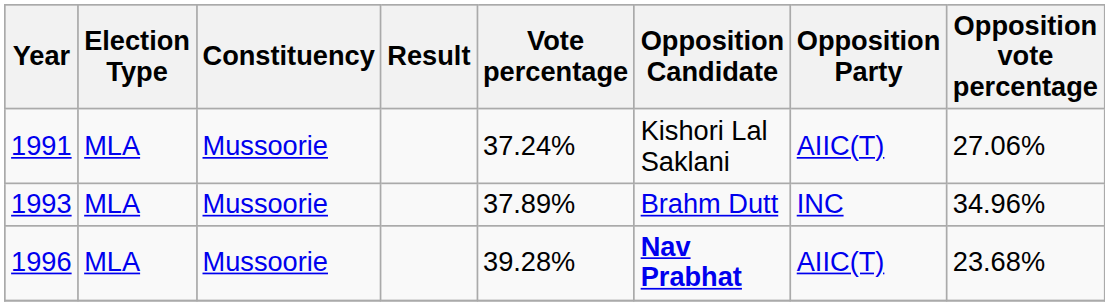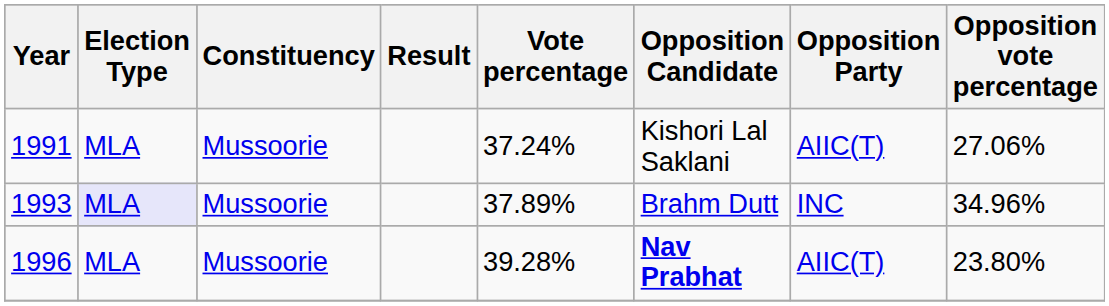(112, 204) no background -> (112, 204) lavender background
(999, 262) 23.68% -> (999, 262) 23.80%
